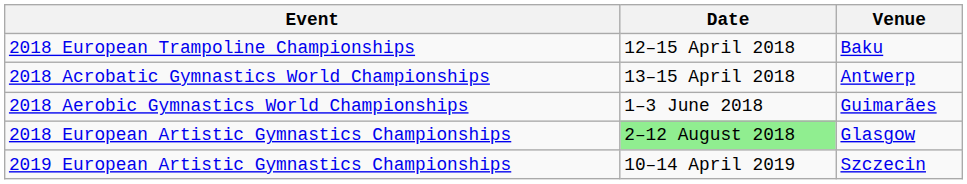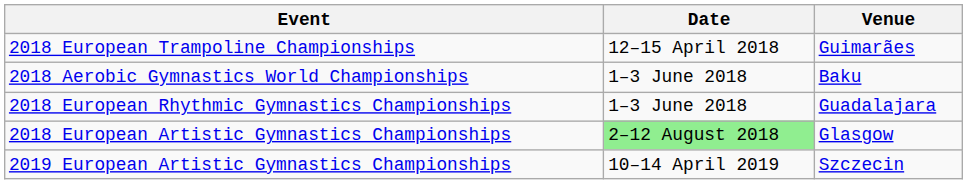(862, 48) Baku -> (867, 48) Guimarães
- row: (249, 77)
(889, 106) Guimarães -> (840, 77) Baku
+ row: (260, 106)
